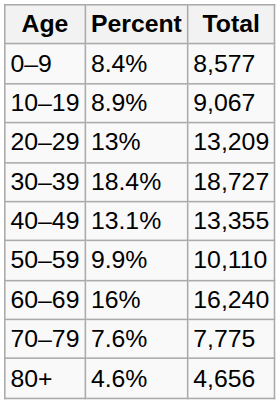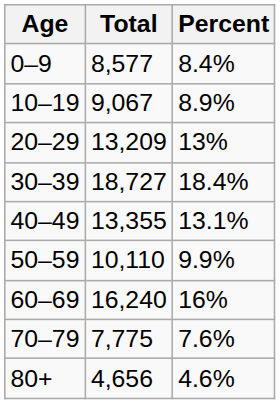columns swapped: (136, 24) <-> (231, 24)
